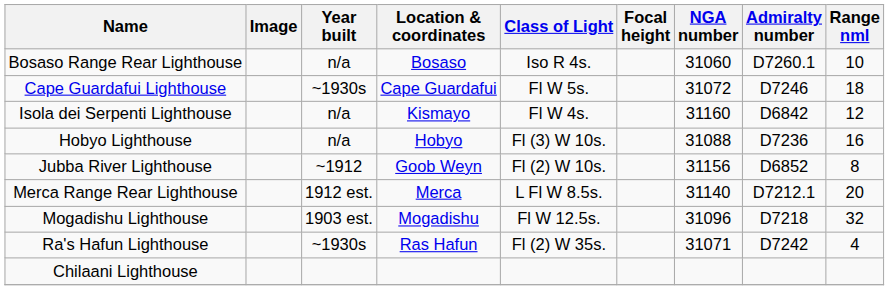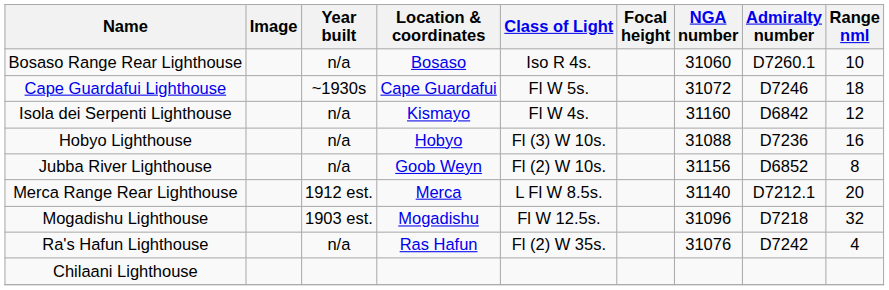(339, 166) ~1912 -> (339, 166) n/a
(339, 245) ~1930s -> (339, 245) n/a
(708, 245) 31071 -> (708, 245) 31076
